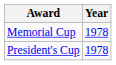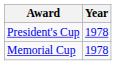rows swapped: (41, 32) <-> (43, 50)
